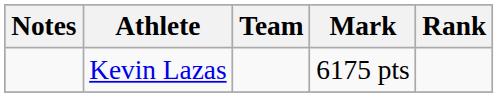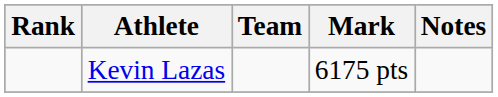columns swapped: (454, 26) <-> (44, 26)
